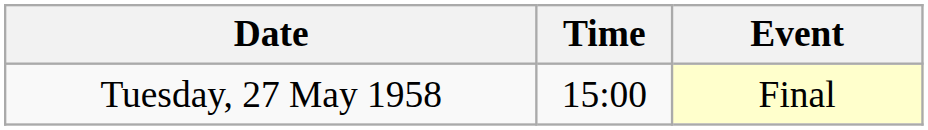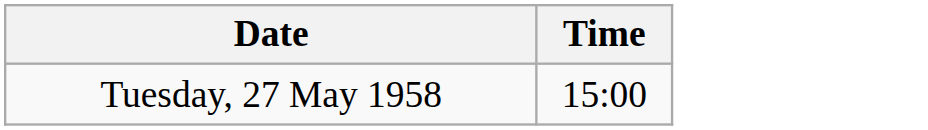- column: (797, 34)
